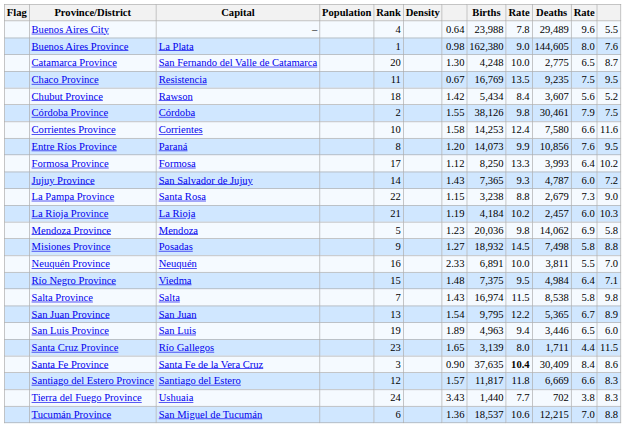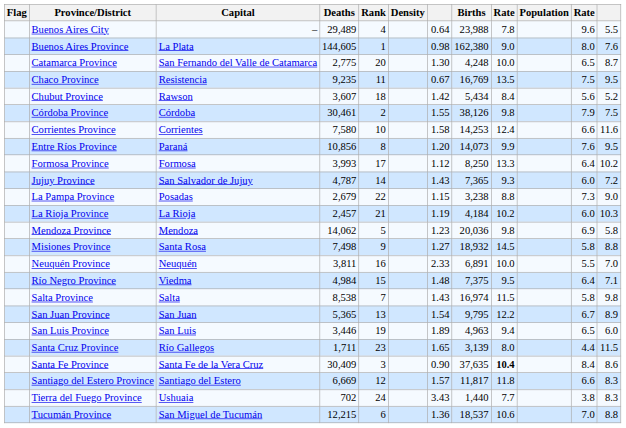columns swapped: (347, 12) <-> (552, 12)
(182, 197) Santa Rosa -> (176, 197) Posadas
(176, 247) Posadas -> (182, 247) Santa Rosa
